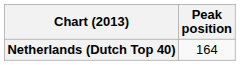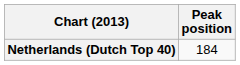(207, 49) 164 -> (207, 49) 184
